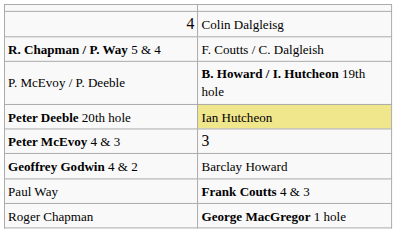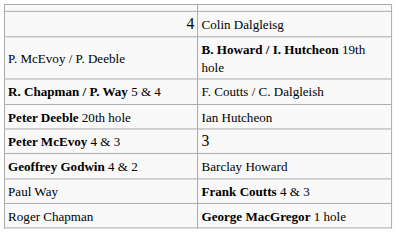rows swapped: (67, 83) <-> (85, 50)
(237, 117) khaki background -> (237, 117) no background
